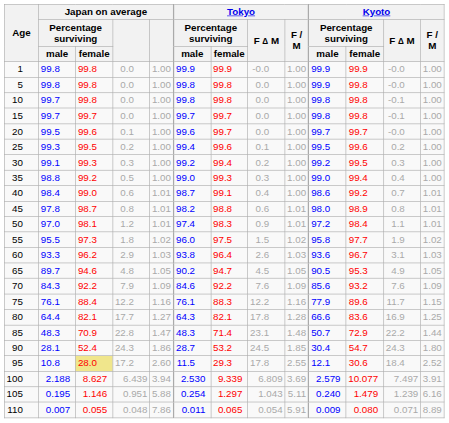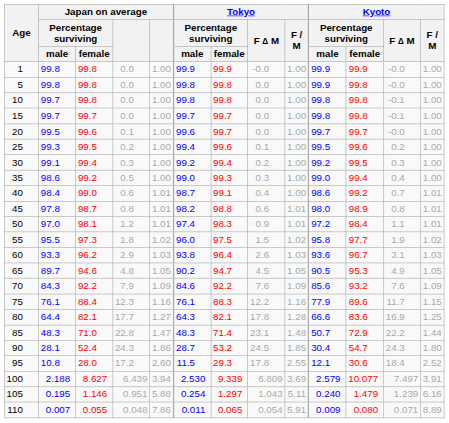(87, 162) 99.3 -> (87, 162) 99.4
(50, 178) 98.8 -> (50, 178) 98.6
(124, 301) 12.2 -> (124, 301) 12.3
(87, 332) 70.9 -> (87, 332) 71.0
(87, 363) khaki background -> (87, 363) no background
